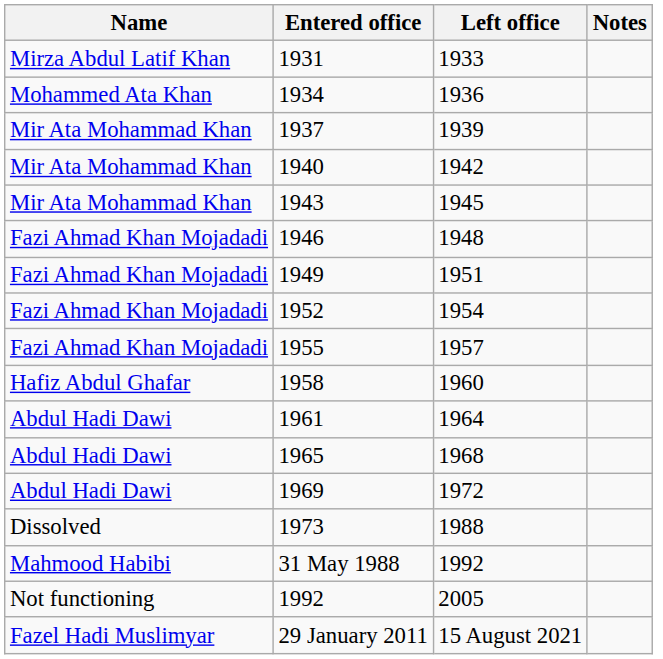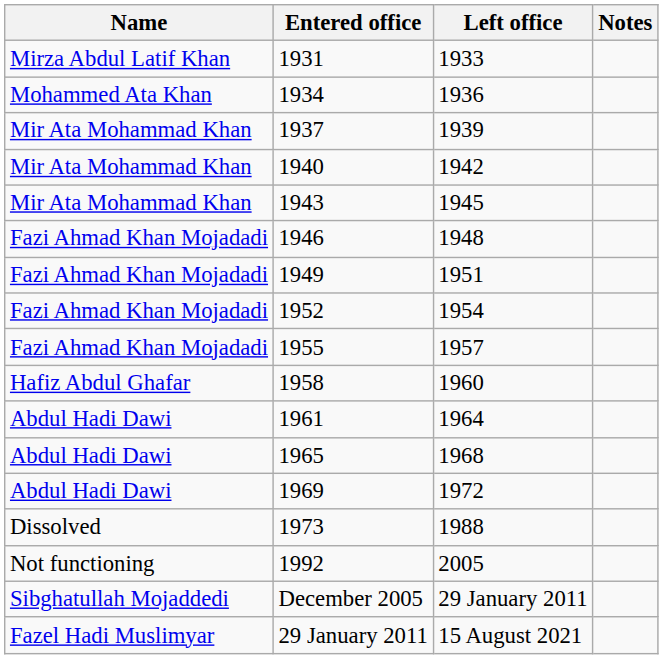- row: (339, 563)
+ row: (351, 599)
